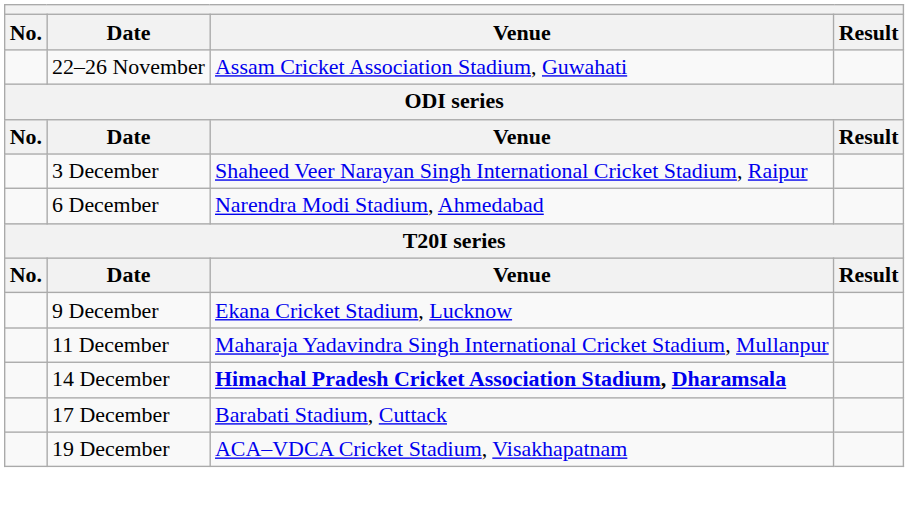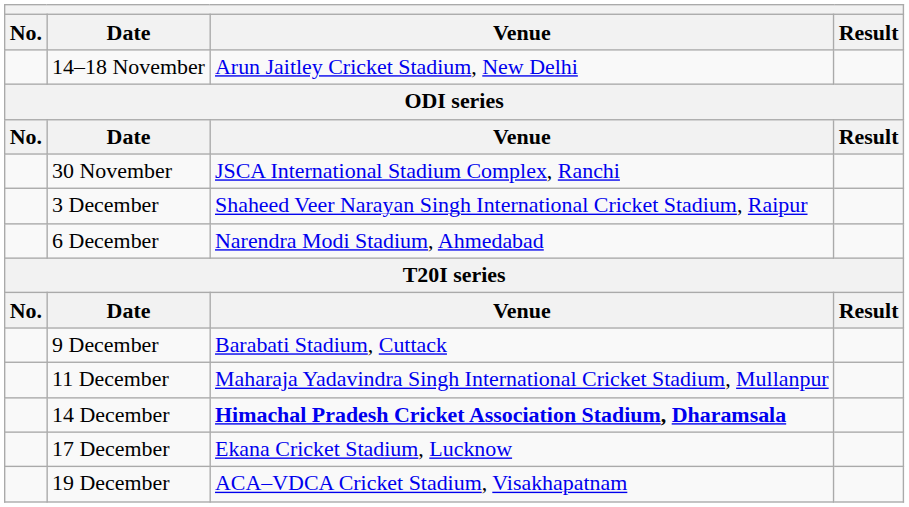+ row: (129, 66)
- row: (129, 66)
+ row: (112, 171)
(364, 310) Ekana Cricket Stadium, Lucknow -> (331, 344) Barabati Stadium, Cuttack
(331, 414) Barabati Stadium, Cuttack -> (364, 449) Ekana Cricket Stadium, Lucknow
